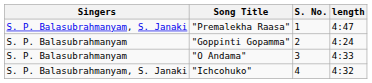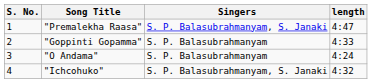columns swapped: (311, 12) <-> (97, 12)
(343, 41) 4:24 -> (343, 41) 4:33
(343, 56) 4:33 -> (343, 56) 4:24
